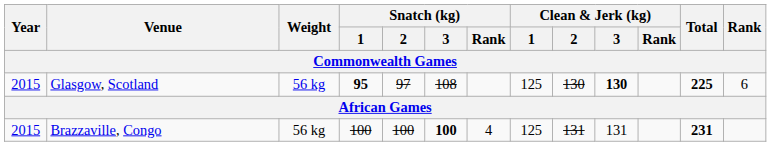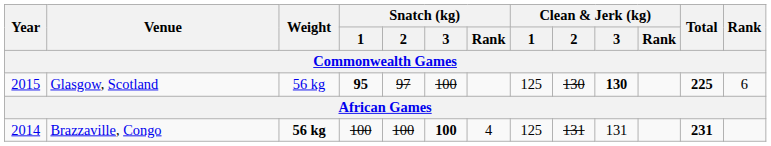(446, 84) 108 -> (446, 84) 100
(26, 130) 2015 -> (26, 130) 2014
(309, 130) normal -> (309, 130) bold
